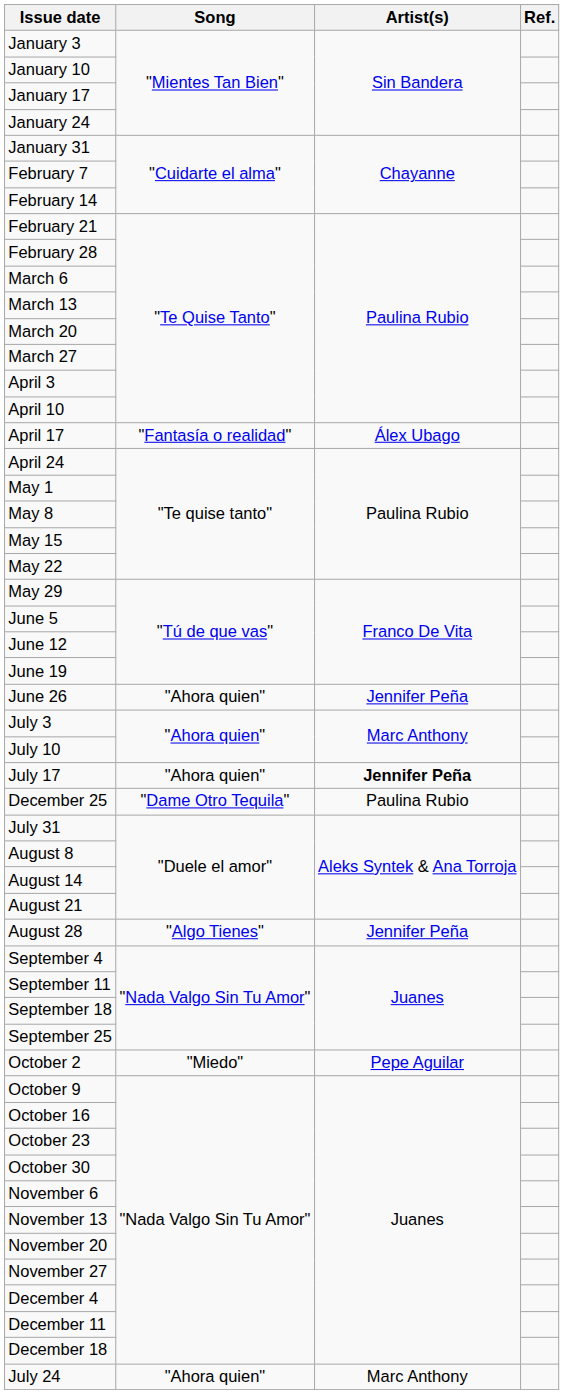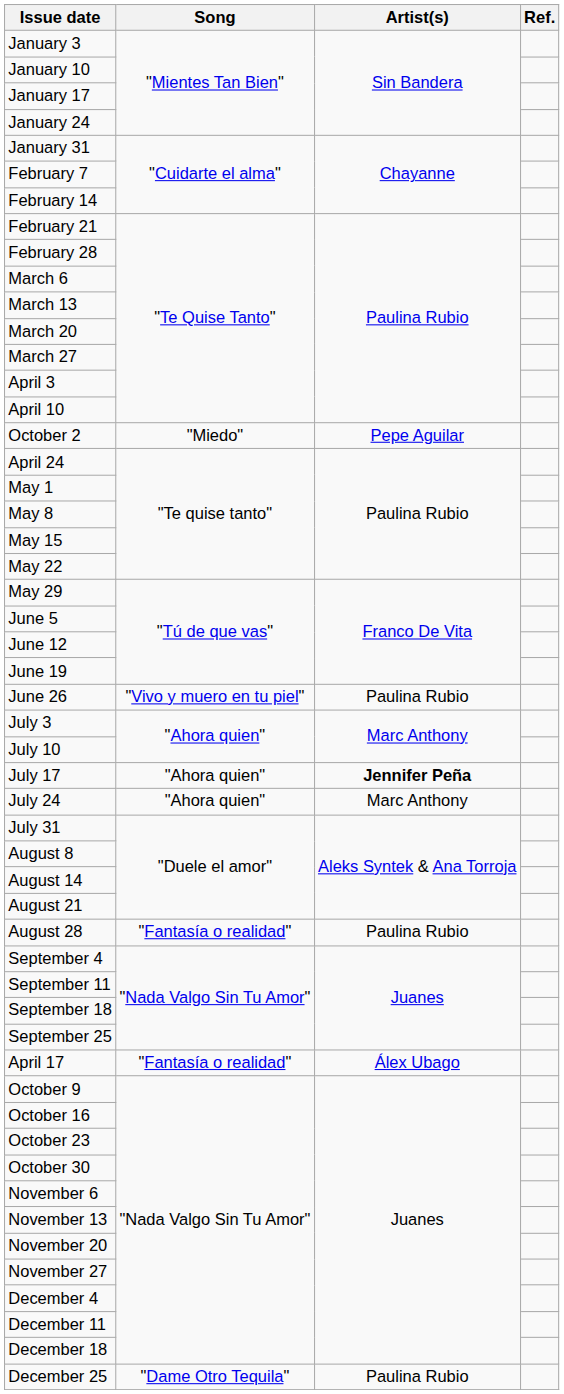rows swapped: (36, 435) <-> (44, 1063)
(215, 697) "Ahora quien" -> (215, 697) "Vivo y muero en tu piel"
(417, 697) Jennifer Peña -> (417, 697) Paulina Rubio
rows swapped: (34, 1376) <-> (58, 801)
(215, 932) "Algo Tienes" -> (215, 932) "Fantasía o realidad"
(417, 932) Jennifer Peña -> (417, 932) Paulina Rubio
